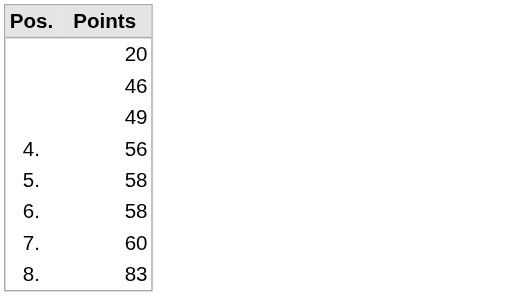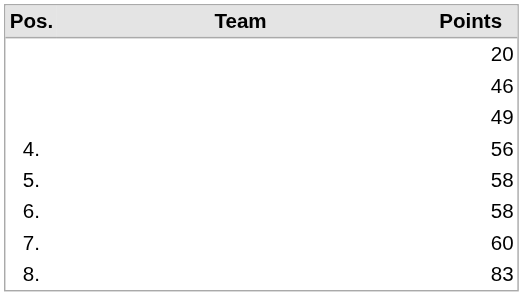+ column: (241, 21)
